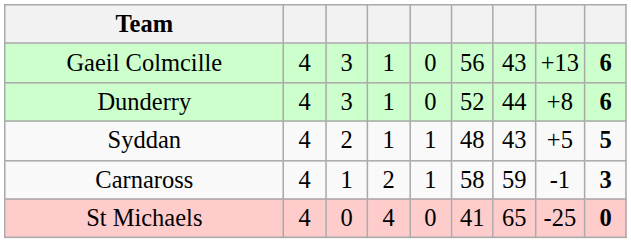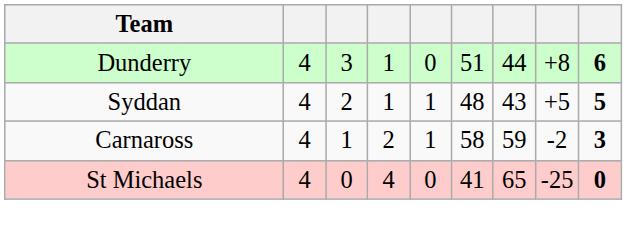- row: (144, 62)
(472, 101) 52 -> (472, 62) 51
(560, 179) -1 -> (557, 140) -2
